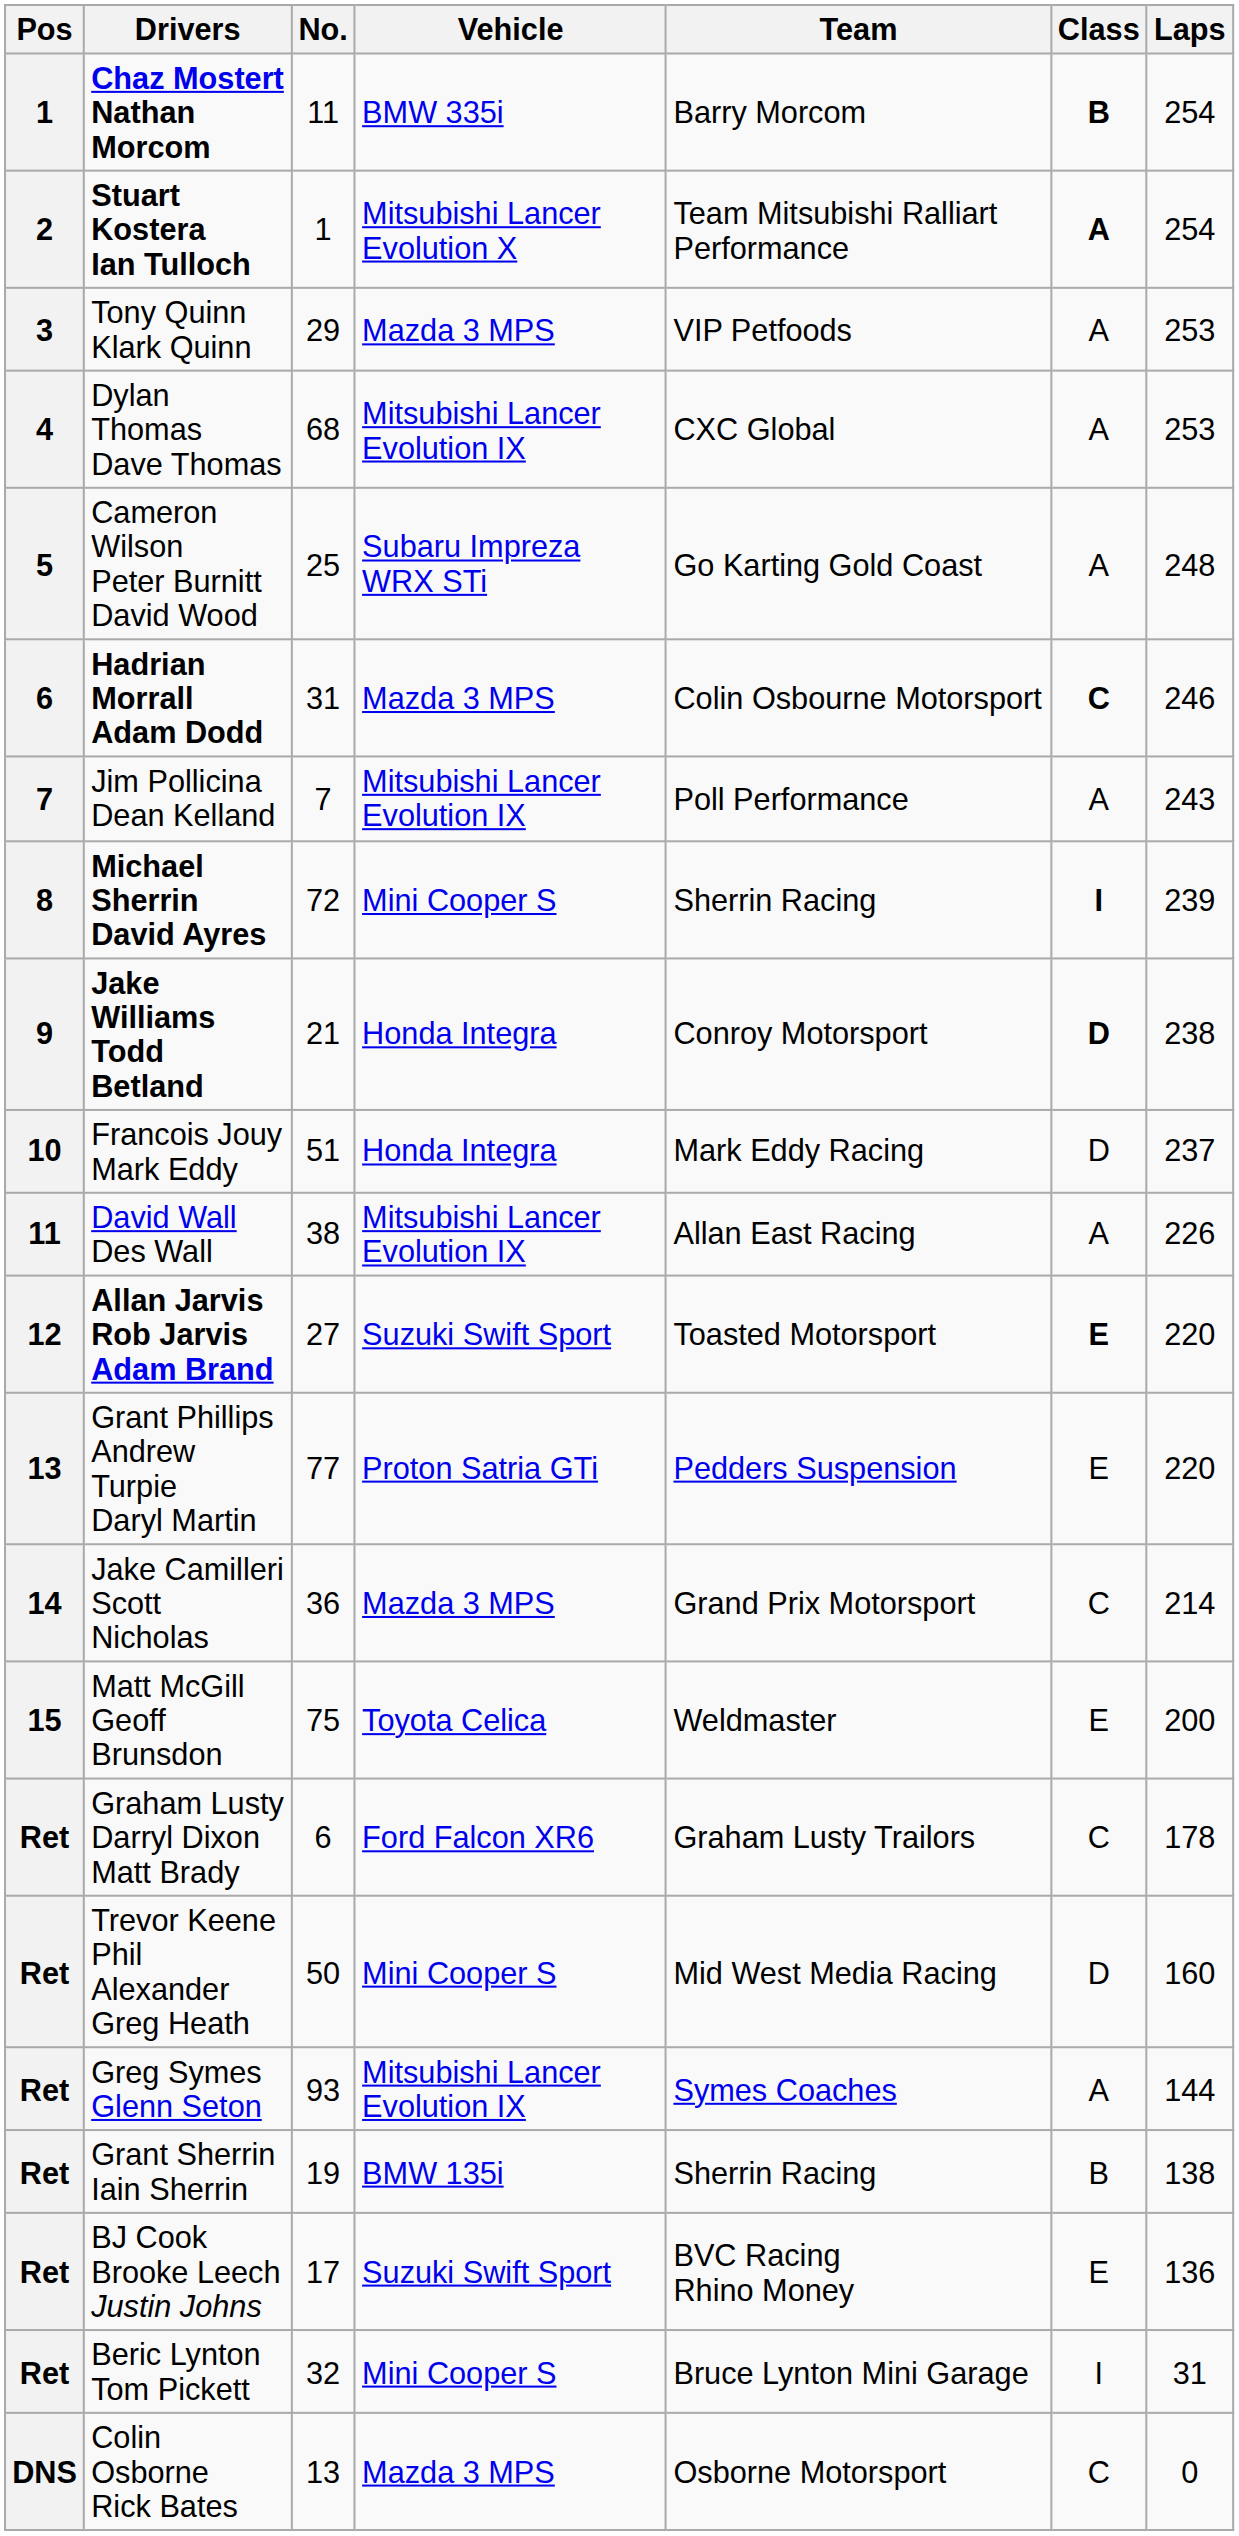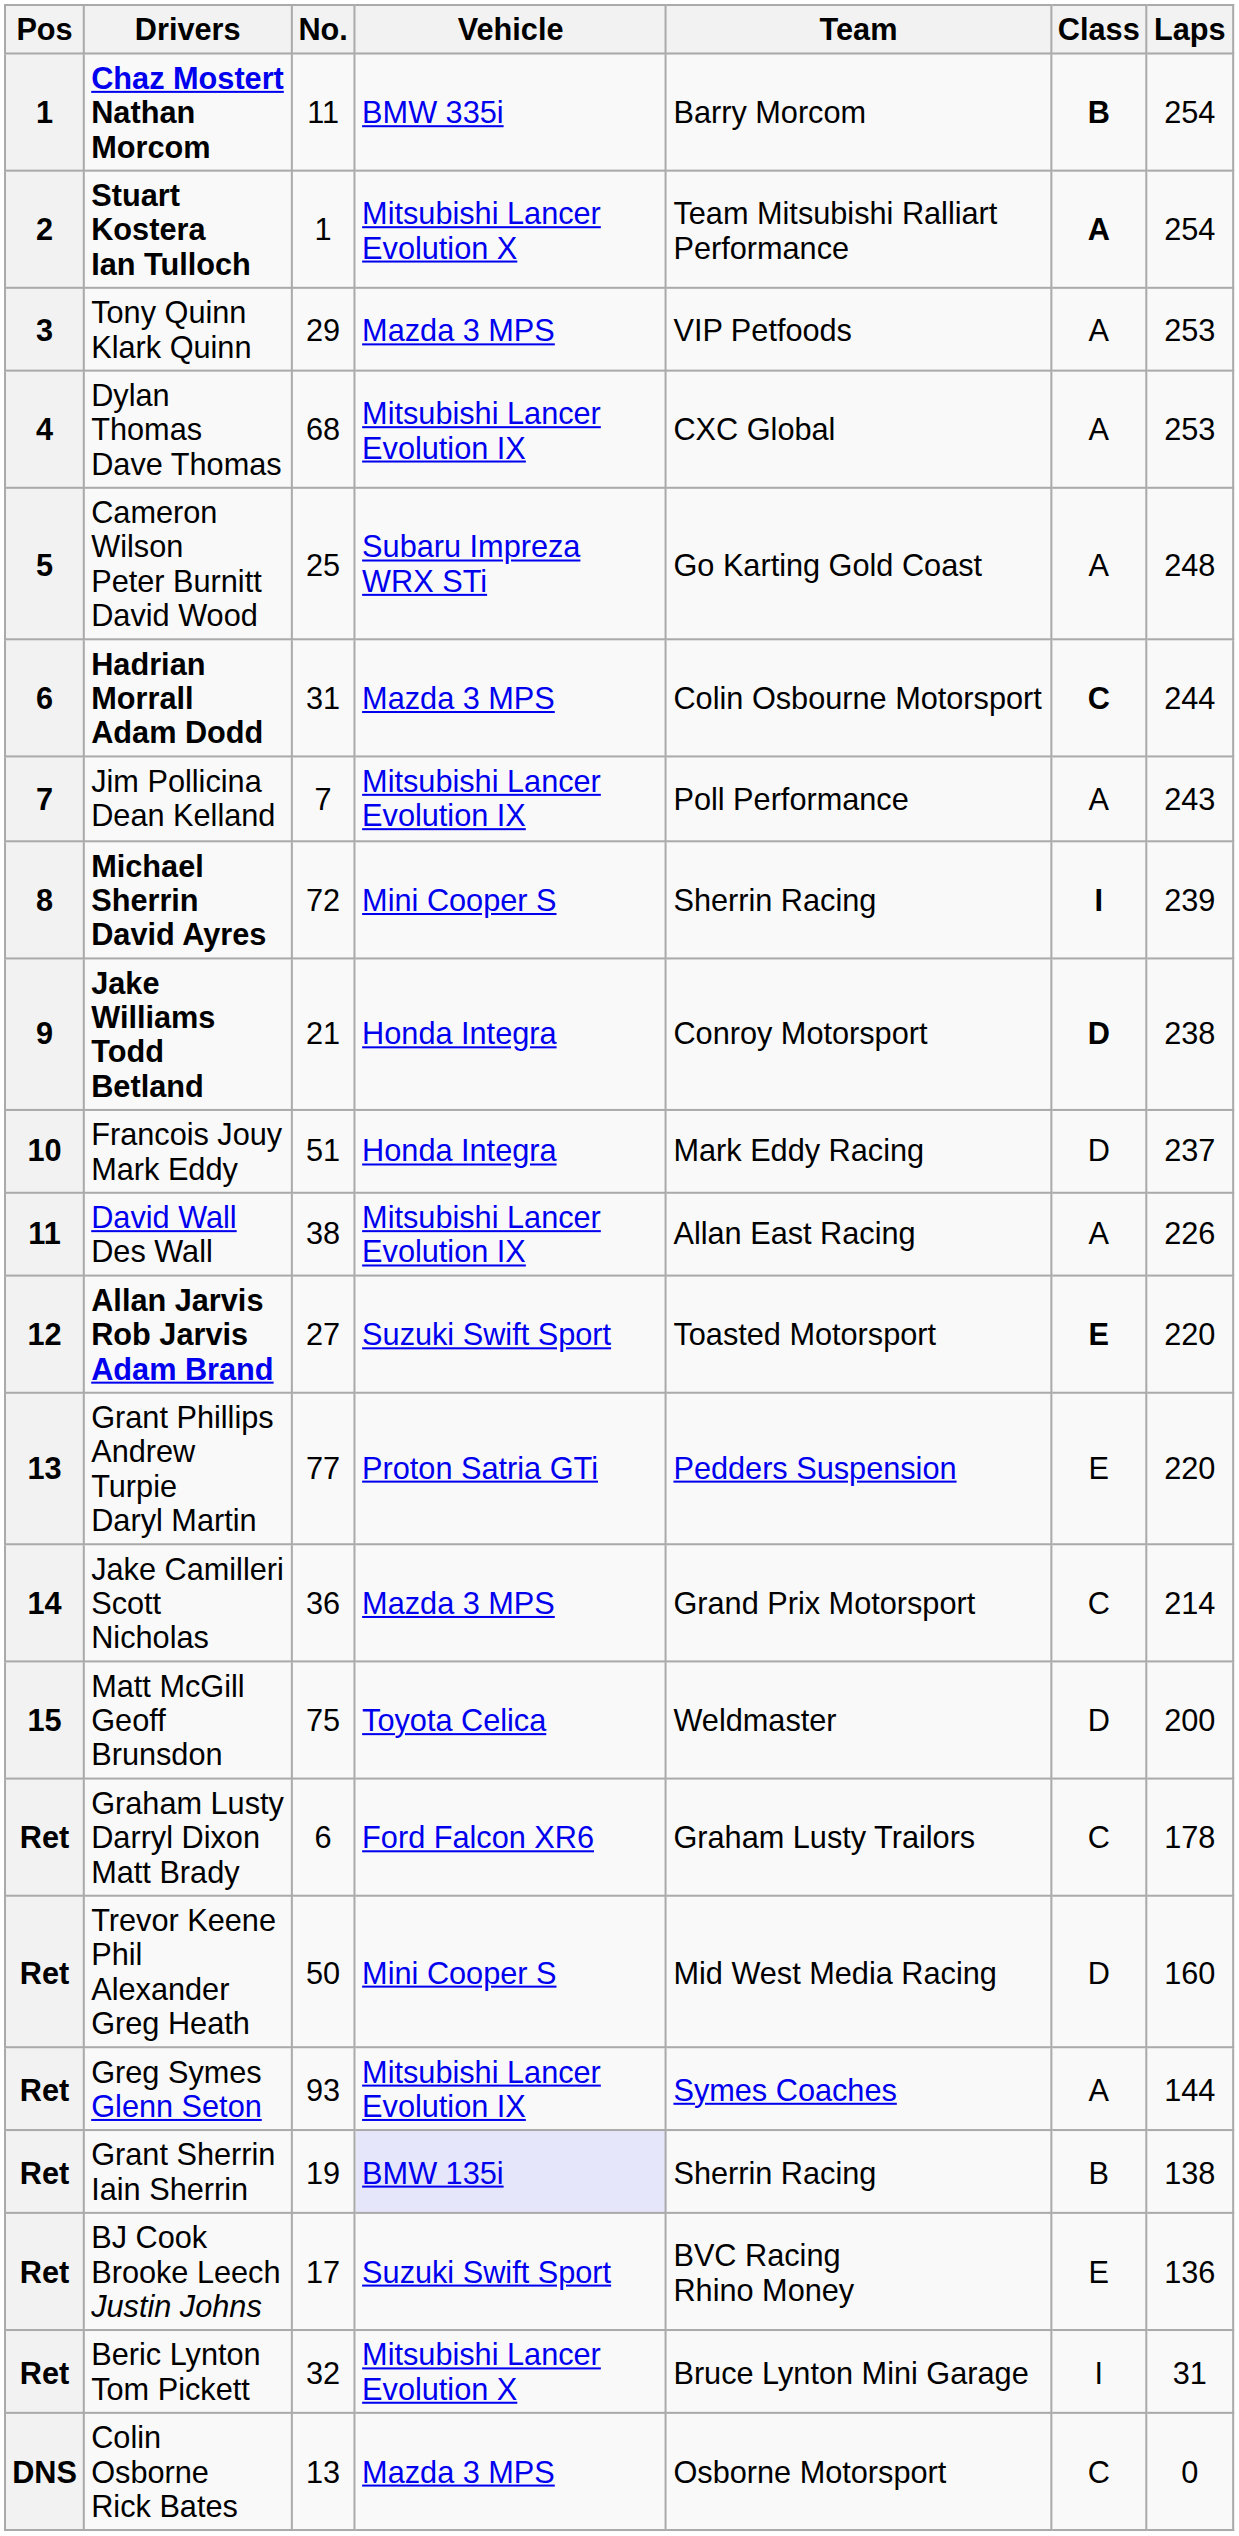(1190, 699) 246 -> (1190, 699) 244
(1099, 1720) E -> (1099, 1720) D
(433, 2172) no background -> (433, 2172) lavender background
(459, 2372) Mini Cooper S -> (481, 2372) Mitsubishi Lancer Evolution X
